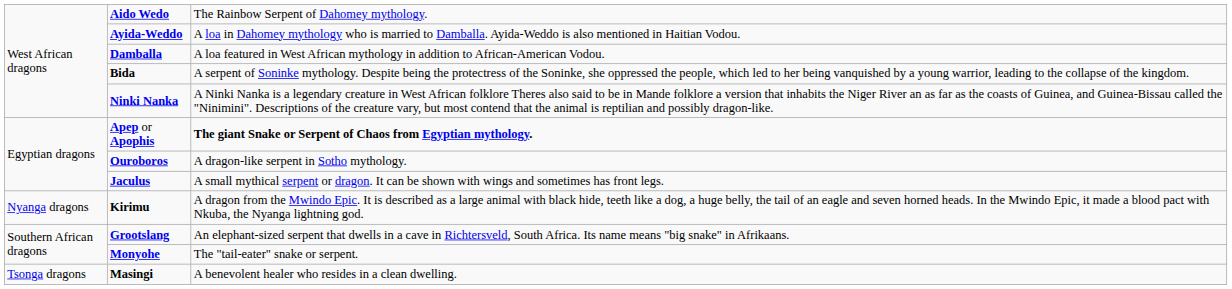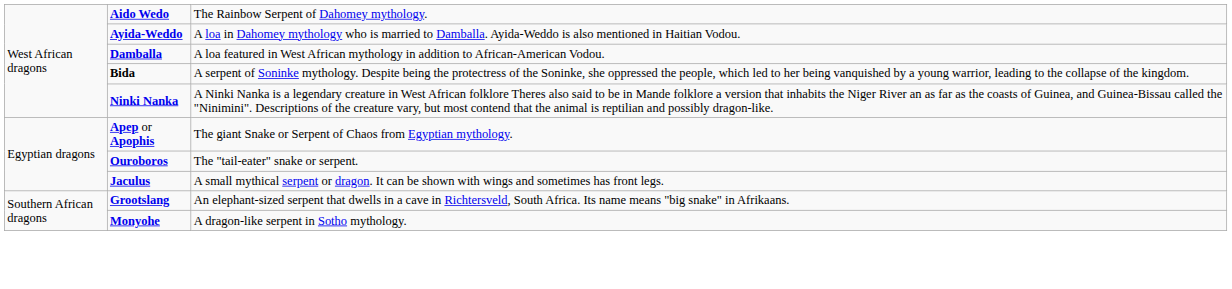(363, 134) bold -> (353, 134) normal
(300, 161) A dragon-like serpent in Sotho mythology. -> (276, 161) The "tail-eater" snake or serpent.
- row: (130, 207)
(276, 254) The "tail-eater" snake or serpent. -> (300, 220) A dragon-like serpent in Sotho mythology.
- row: (131, 274)
